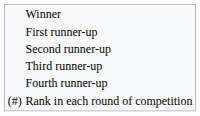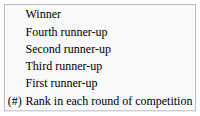rows swapped: (62, 31) <-> (67, 83)
